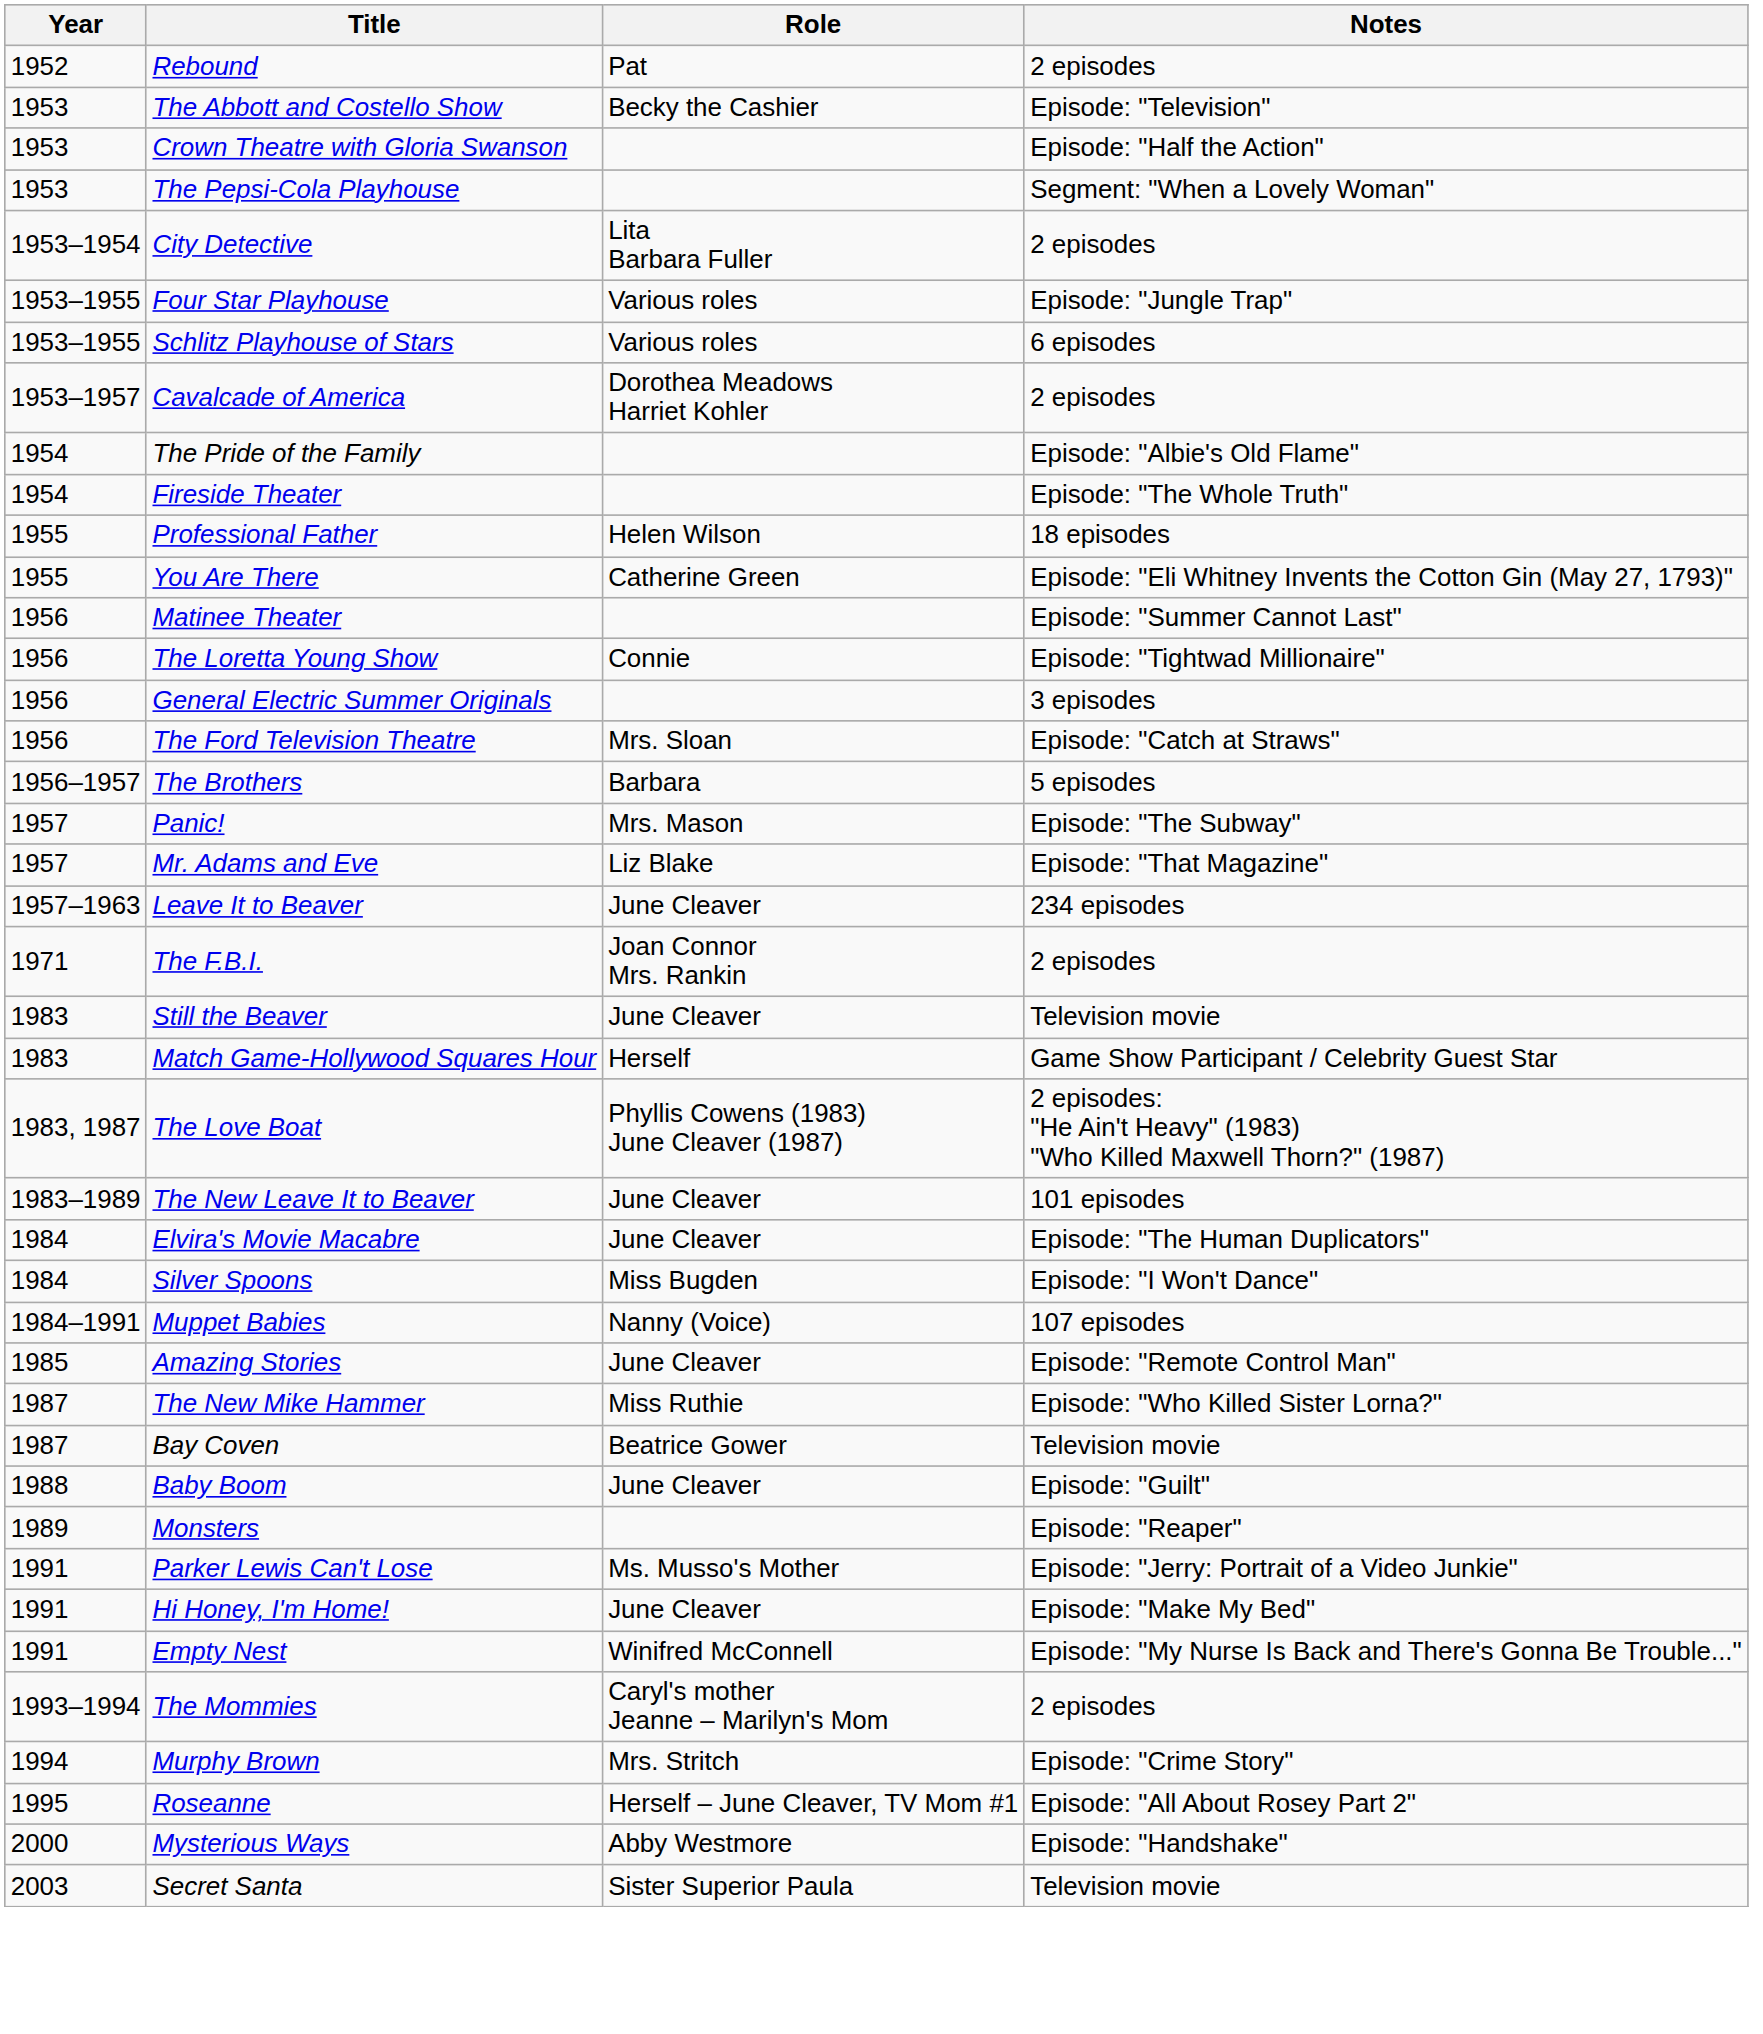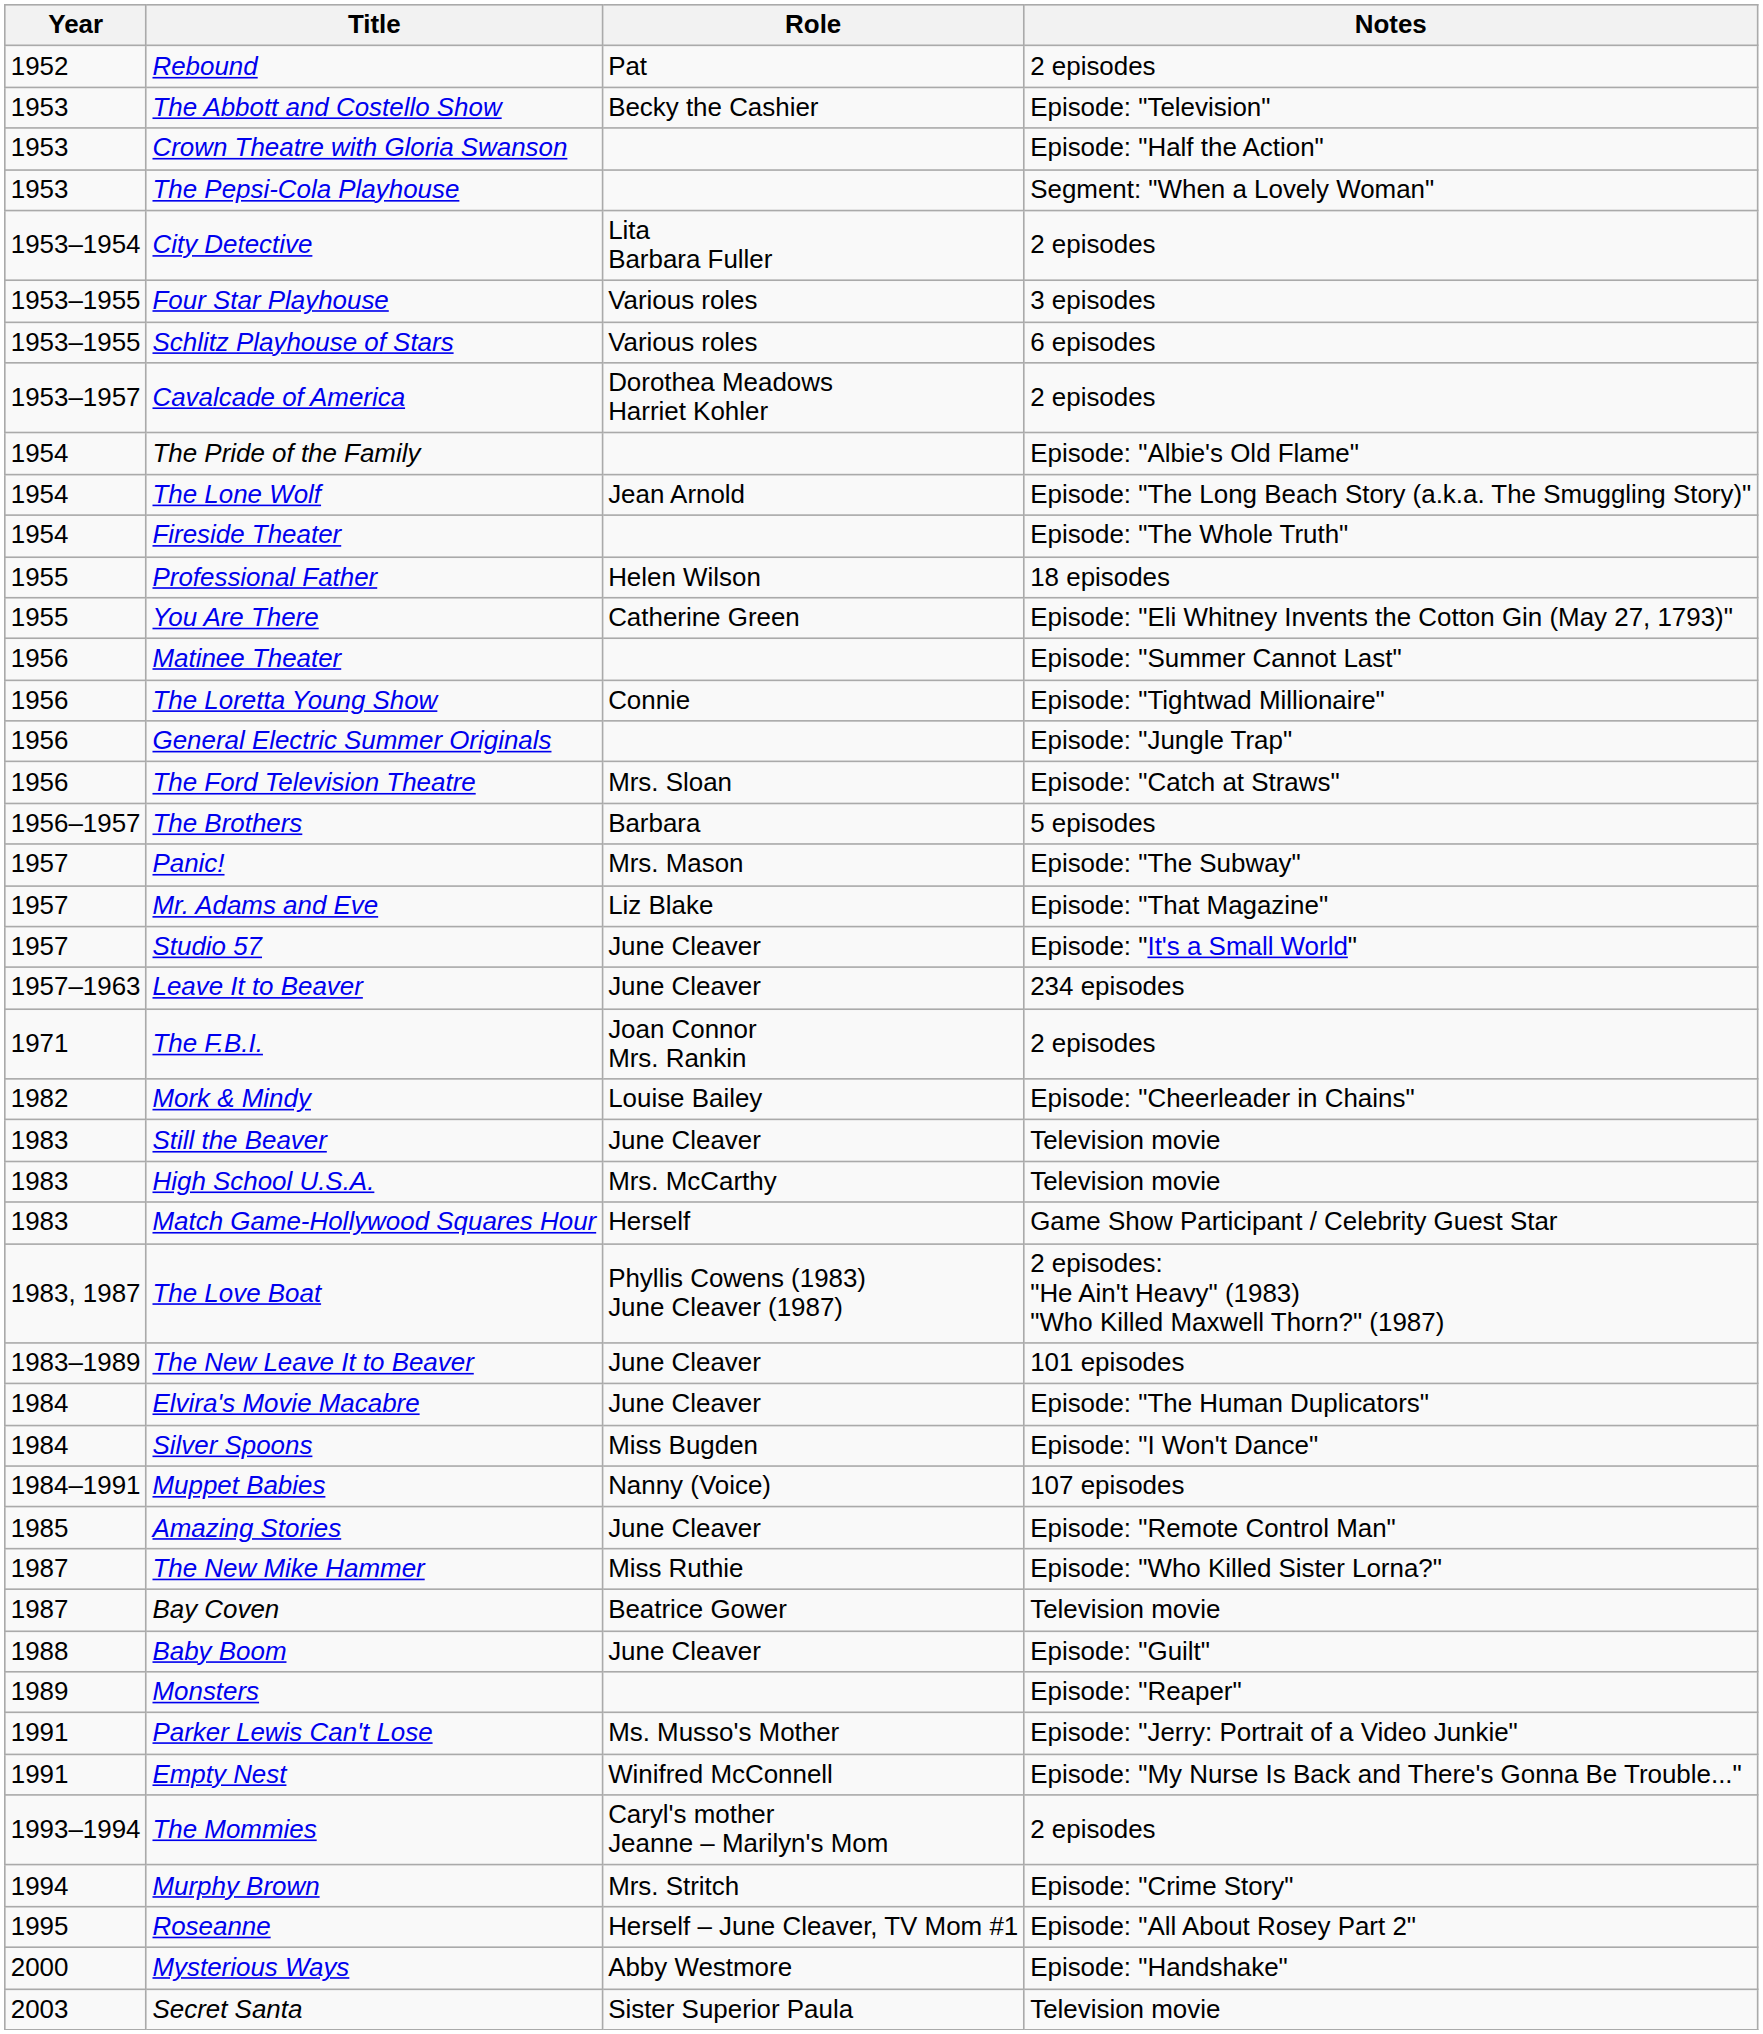(1161, 300) Episode: "Jungle Trap" -> (1093, 300) 3 episodes
+ row: (237, 494)
(1093, 699) 3 episodes -> (1161, 741) Episode: "Jungle Trap"
+ row: (207, 946)
+ row: (232, 1099)
+ row: (263, 1181)
- row: (271, 1609)
